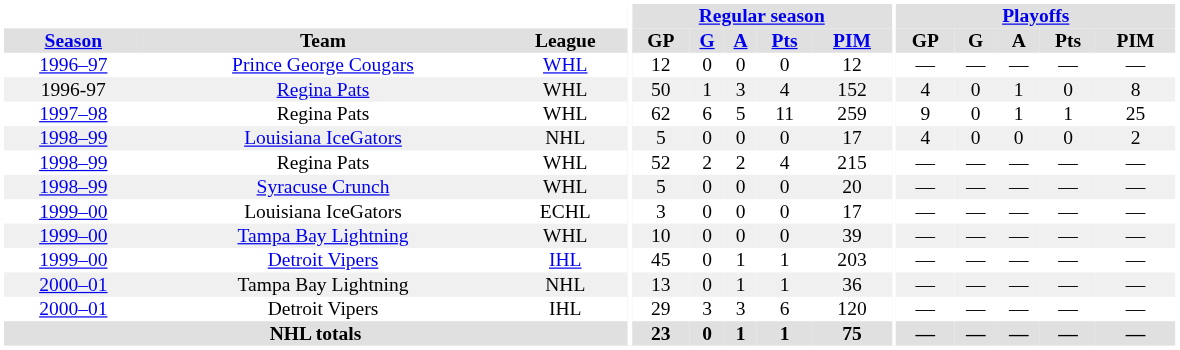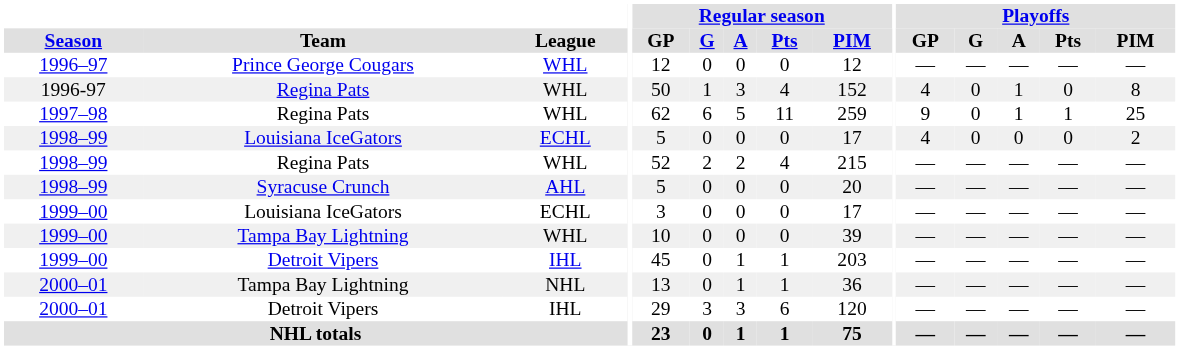(565, 138) NHL -> (565, 138) ECHL
(565, 186) WHL -> (565, 186) AHL
